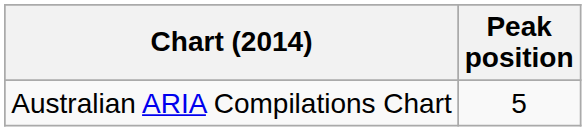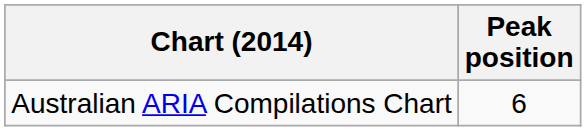(519, 102) 5 -> (519, 102) 6
